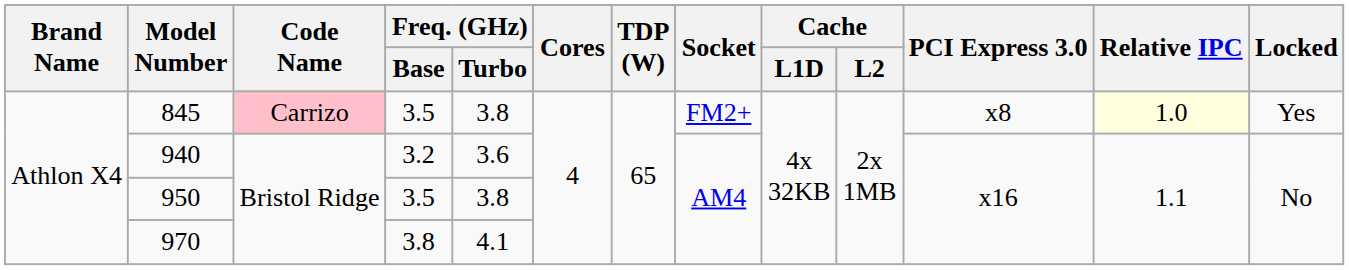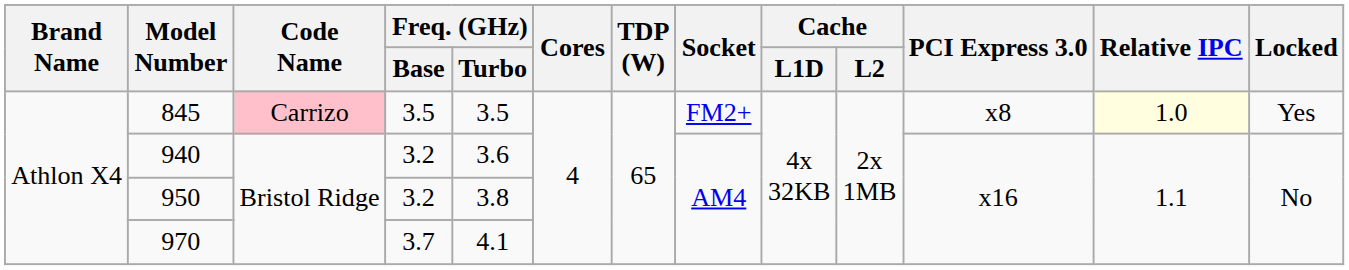(493, 111) 3.8 -> (493, 111) 3.5
(419, 197) 3.5 -> (419, 197) 3.2
(419, 241) 3.8 -> (419, 241) 3.7
